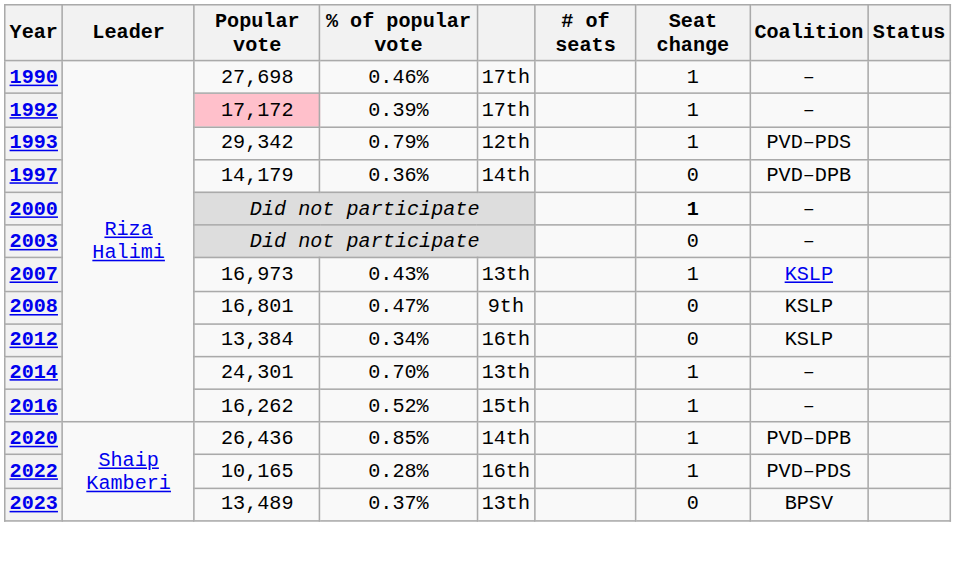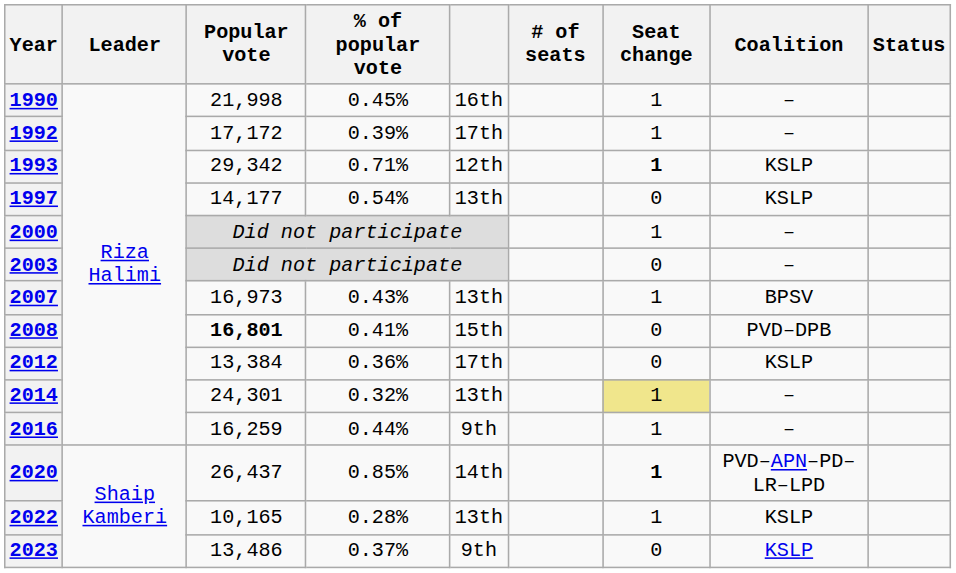(257, 77) 27,698 -> (246, 101) 21,998
(398, 77) 0.46% -> (378, 101) 0.45%
(506, 77) 17th -> (479, 101) 16th
(257, 110) pink background -> (246, 133) no background
(398, 143) 0.79% -> (378, 166) 0.71%
(693, 143) normal -> (656, 166) bold
(809, 143) PVD–PDS -> (789, 166) KSLP
(257, 176) 14,179 -> (246, 199) 14,177
(398, 176) 0.36% -> (378, 199) 0.54%
(506, 176) 14th -> (479, 199) 13th
(809, 176) PVD–DPB -> (789, 199) KSLP
(693, 209) bold -> (656, 232) normal
(809, 274) KSLP -> (789, 298) BPSV
(257, 307) normal -> (246, 330) bold
(398, 307) 0.47% -> (378, 330) 0.41%
(506, 307) 9th -> (479, 330) 15th
(809, 307) KSLP -> (789, 330) PVD–DPB
(398, 340) 0.34% -> (378, 363) 0.36%
(506, 340) 16th -> (479, 363) 17th
(398, 373) 0.70% -> (378, 396) 0.32%
(693, 373) no background -> (656, 396) khaki background
(257, 406) 16,262 -> (246, 429) 16,259
(398, 406) 0.52% -> (378, 429) 0.44%
(506, 406) 15th -> (479, 429) 9th
(257, 439) 26,436 -> (246, 473) 26,437
(693, 439) normal -> (656, 473) bold
(809, 439) PVD–DPB -> (789, 473) PVD–APN–PD–LR–LPD
(506, 471) 16th -> (479, 518) 13th
(809, 471) PVD–PDS -> (789, 518) KSLP
(257, 504) 13,489 -> (246, 551) 13,486
(506, 504) 13th -> (479, 551) 9th
(809, 504) BPSV -> (789, 551) KSLP
